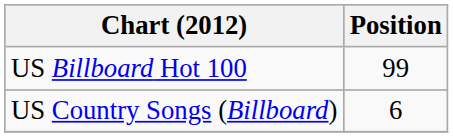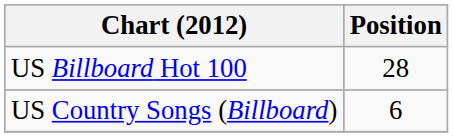(396, 68) 99 -> (396, 68) 28
